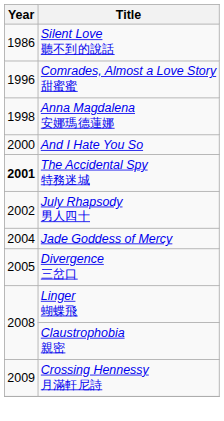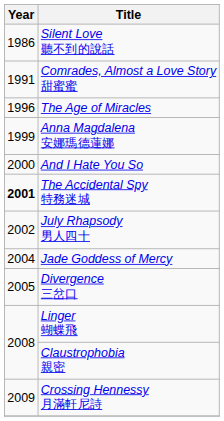(21, 80) 1996 -> (21, 80) 1991
+ row: (96, 108)
(21, 117) 1998 -> (21, 136) 1999
